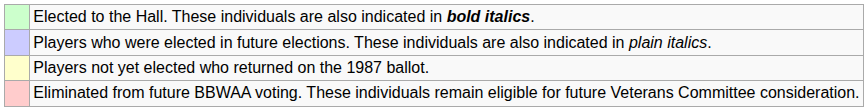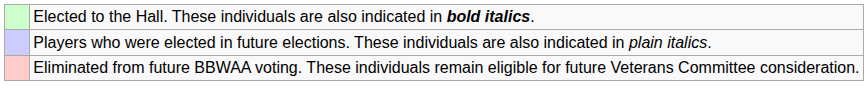- row: (231, 67)
